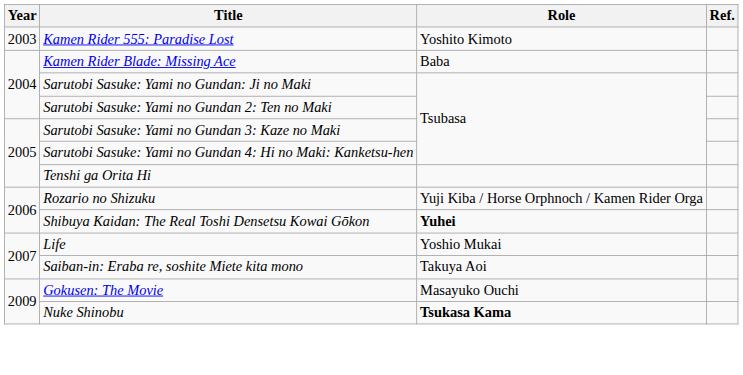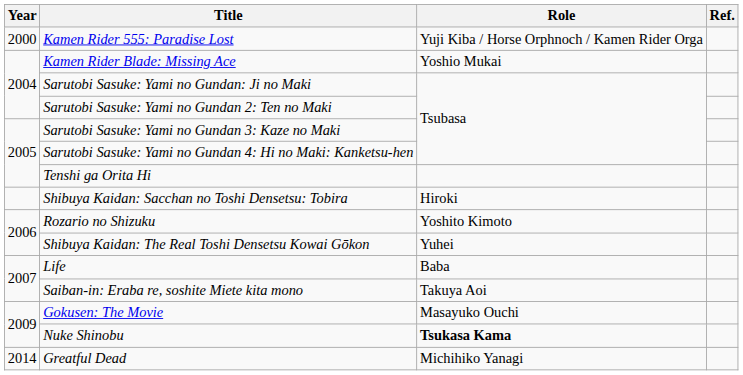(22, 38) 2003 -> (22, 38) 2000
(466, 38) Yoshito Kimoto -> (562, 38) Yuji Kiba / Horse Orphnoch / Kamen Rider Orga
(435, 61) Baba -> (461, 61) Yoshio Mukai
+ row: (195, 198)
(562, 198) Yuji Kiba / Horse Orphnoch / Kamen Rider Orga -> (466, 221) Yoshito Kimoto
(438, 221) bold -> (437, 244) normal
(461, 244) Yoshio Mukai -> (435, 267) Baba
+ row: (85, 358)
